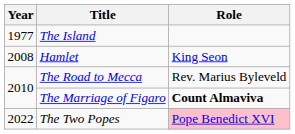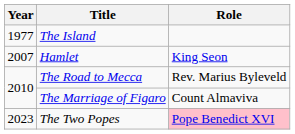(21, 56) 2008 -> (21, 56) 2007
(217, 98) bold -> (215, 98) normal
(21, 118) 2022 -> (21, 118) 2023
